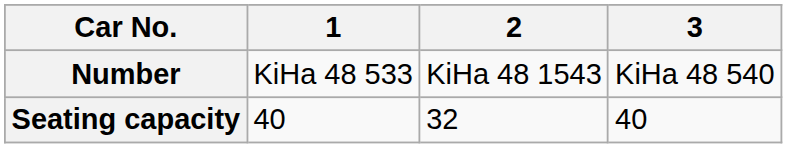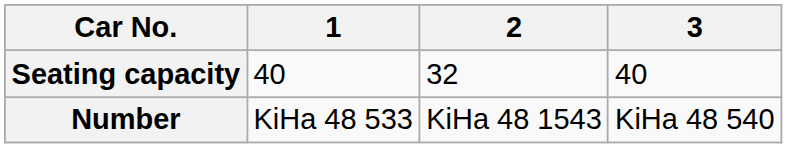rows swapped: (126, 73) <-> (126, 119)
